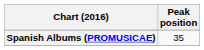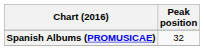(179, 38) 35 -> (179, 38) 32
